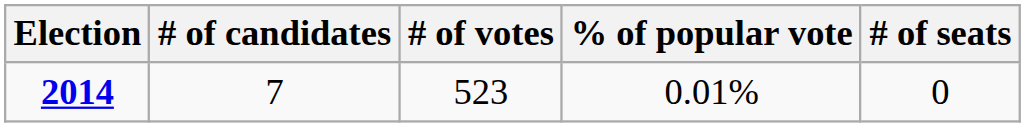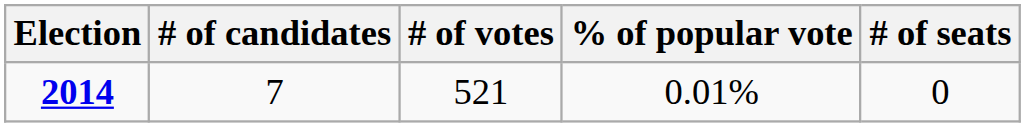(481, 91) 523 -> (481, 91) 521
